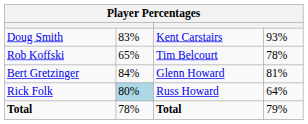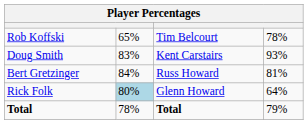rows swapped: (35, 37) <-> (36, 55)
(190, 73) Glenn Howard -> (188, 73) Russ Howard
(188, 92) Russ Howard -> (190, 92) Glenn Howard
